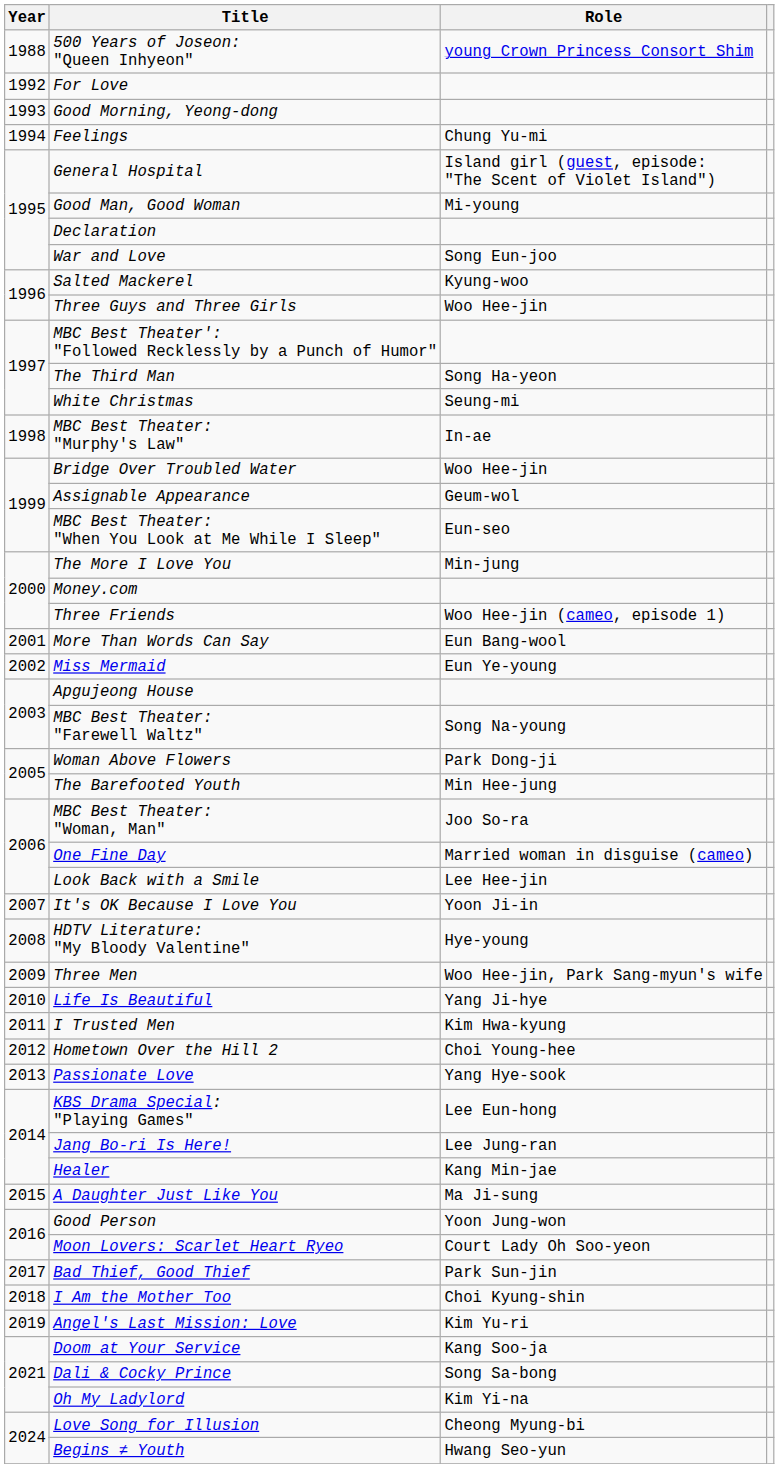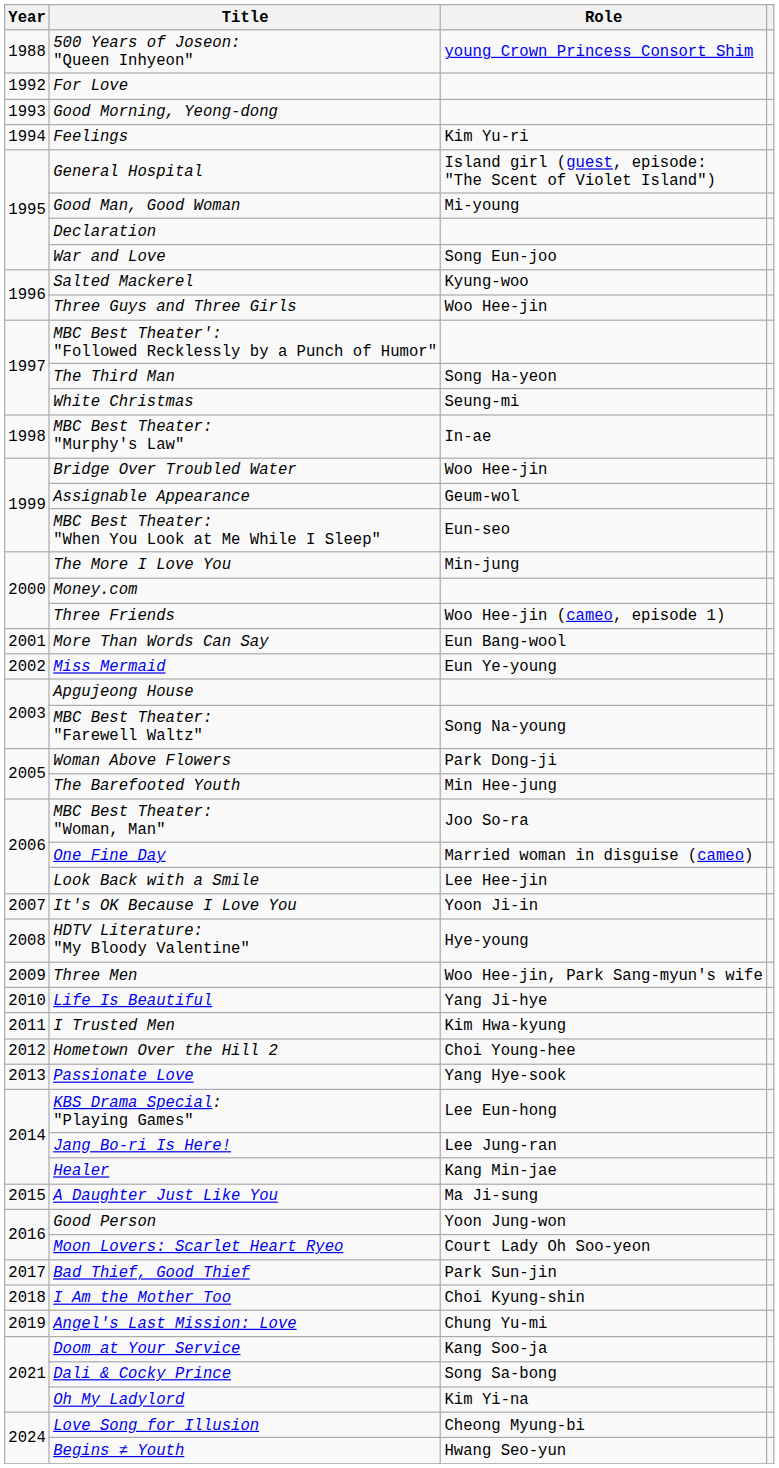(496, 137) Chung Yu-mi -> (487, 137) Kim Yu-ri
(487, 1323) Kim Yu-ri -> (496, 1323) Chung Yu-mi
